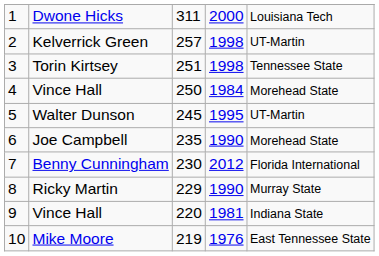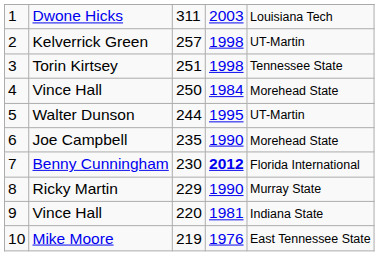(226, 16) 2000 -> (226, 16) 2003
(189, 115) 245 -> (189, 115) 244
(226, 164) normal -> (226, 164) bold
